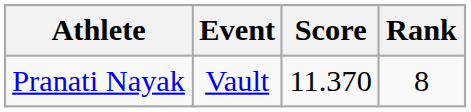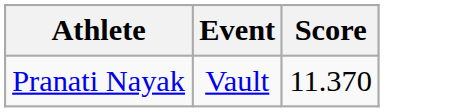- column: (422, 29)
